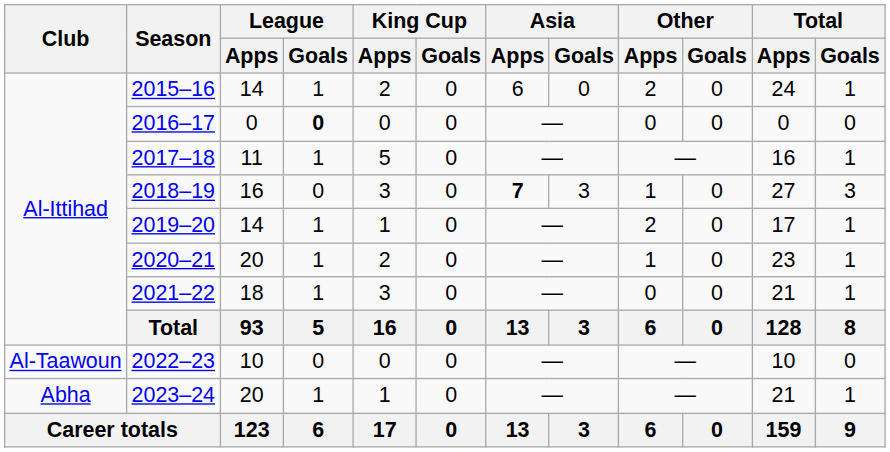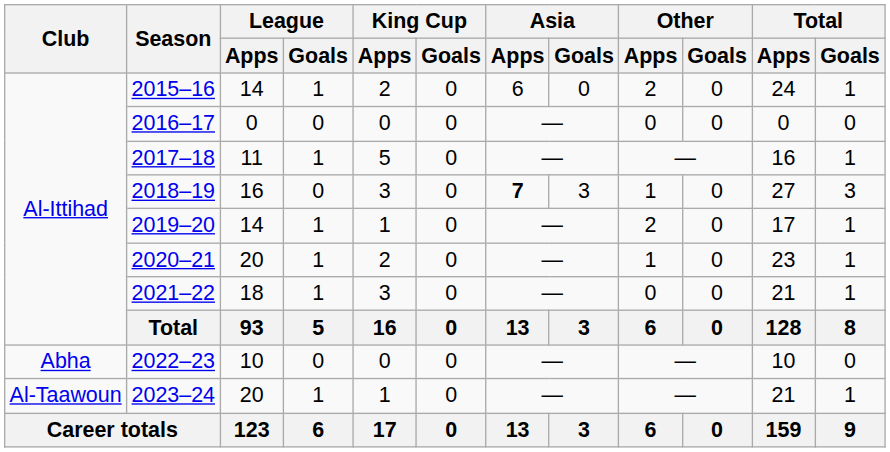(318, 123) bold -> (318, 123) normal
(66, 361) Al-Taawoun -> (66, 361) Abha
(66, 395) Abha -> (66, 395) Al-Taawoun
